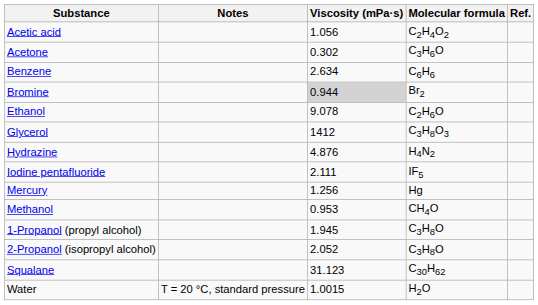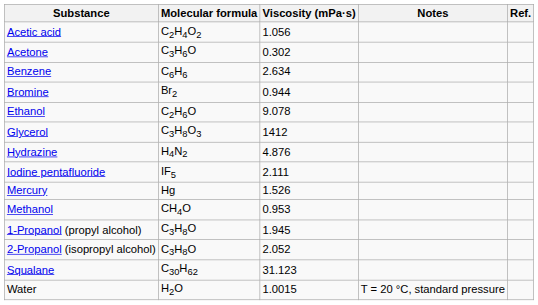columns swapped: (457, 13) <-> (233, 13)
(324, 92) lightgrey background -> (277, 92) no background
(324, 191) 1.256 -> (277, 191) 1.526
